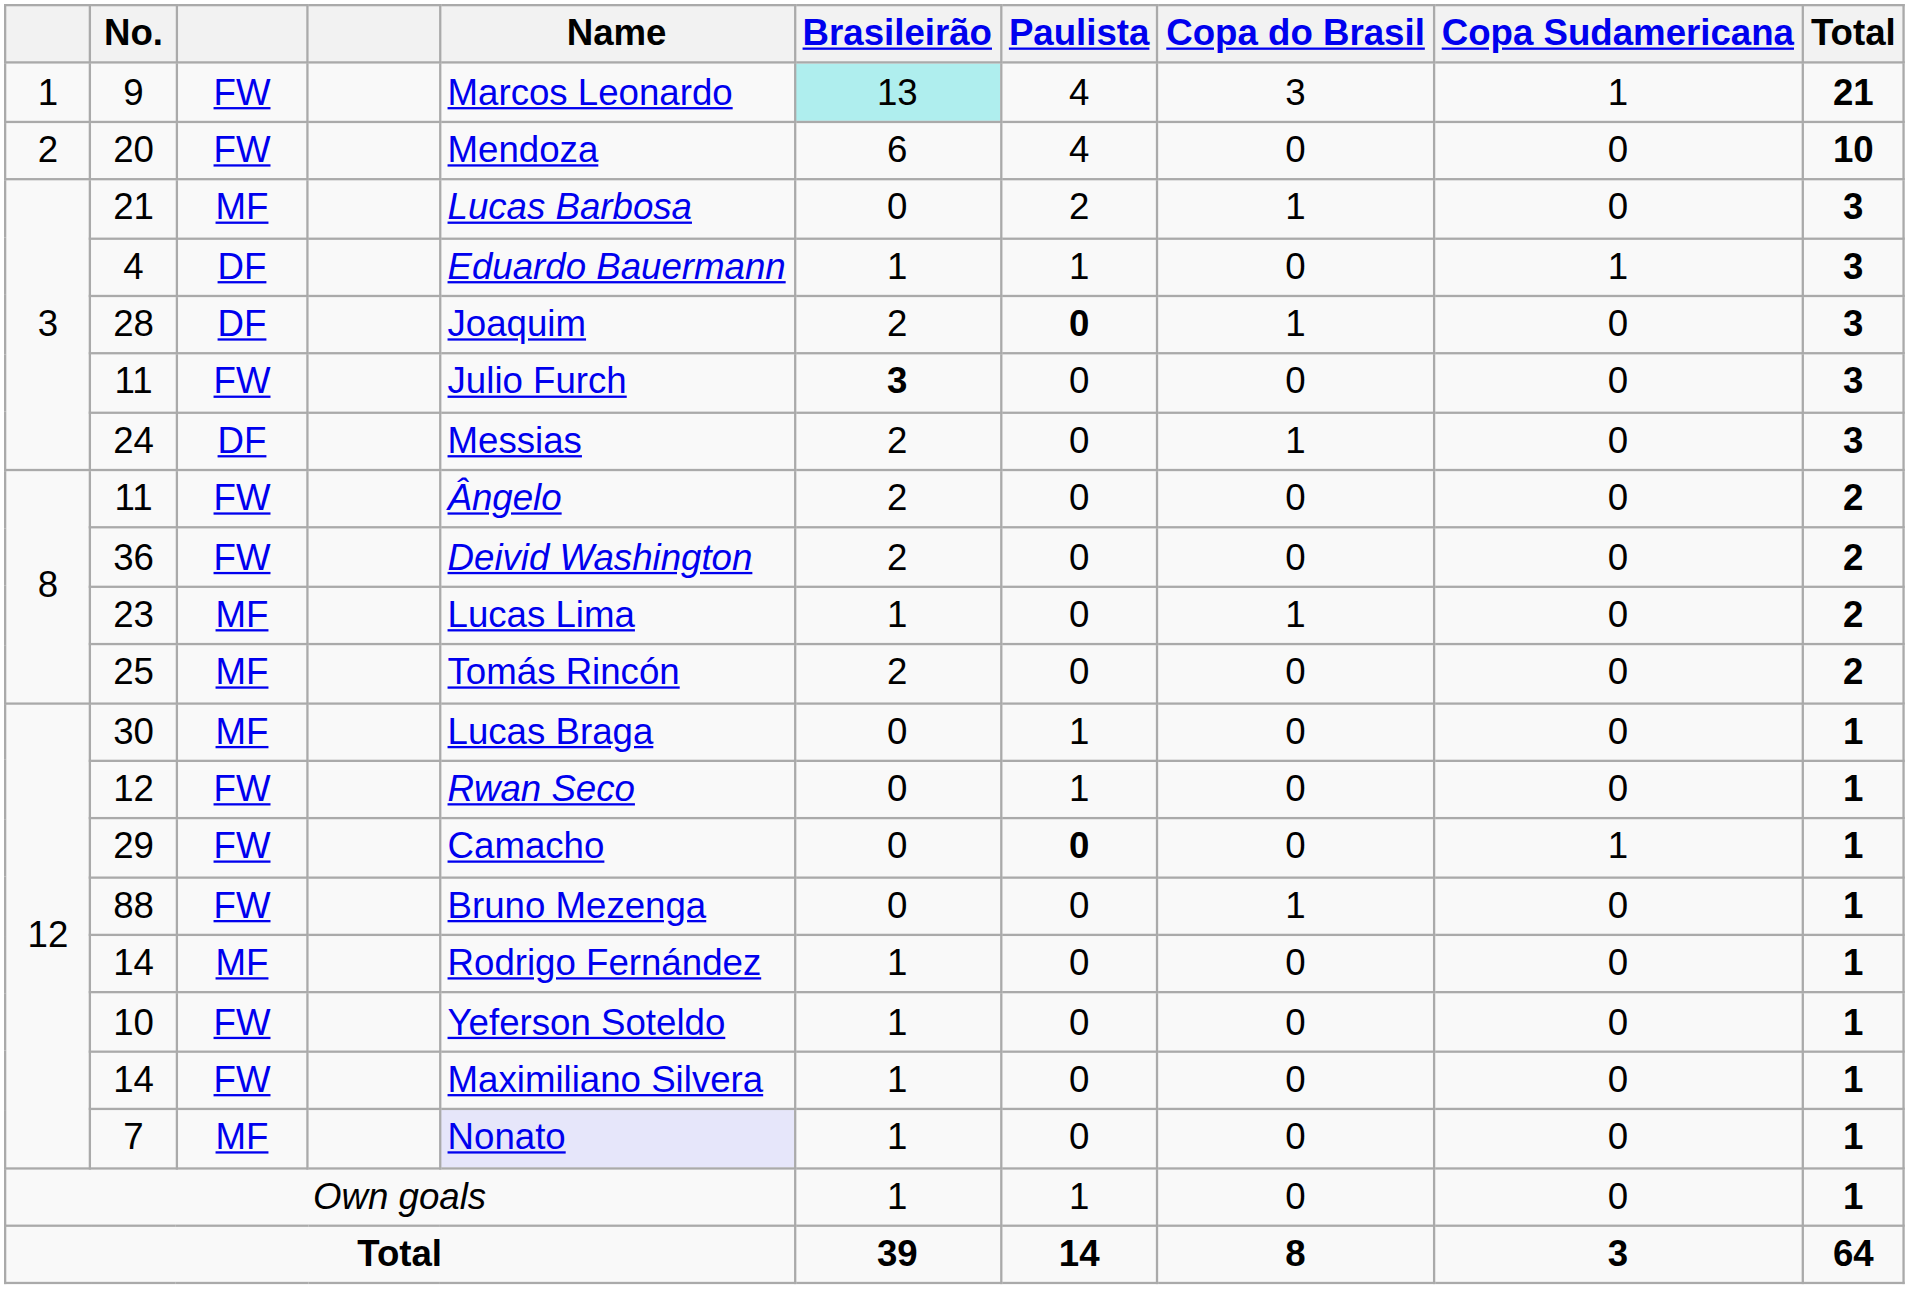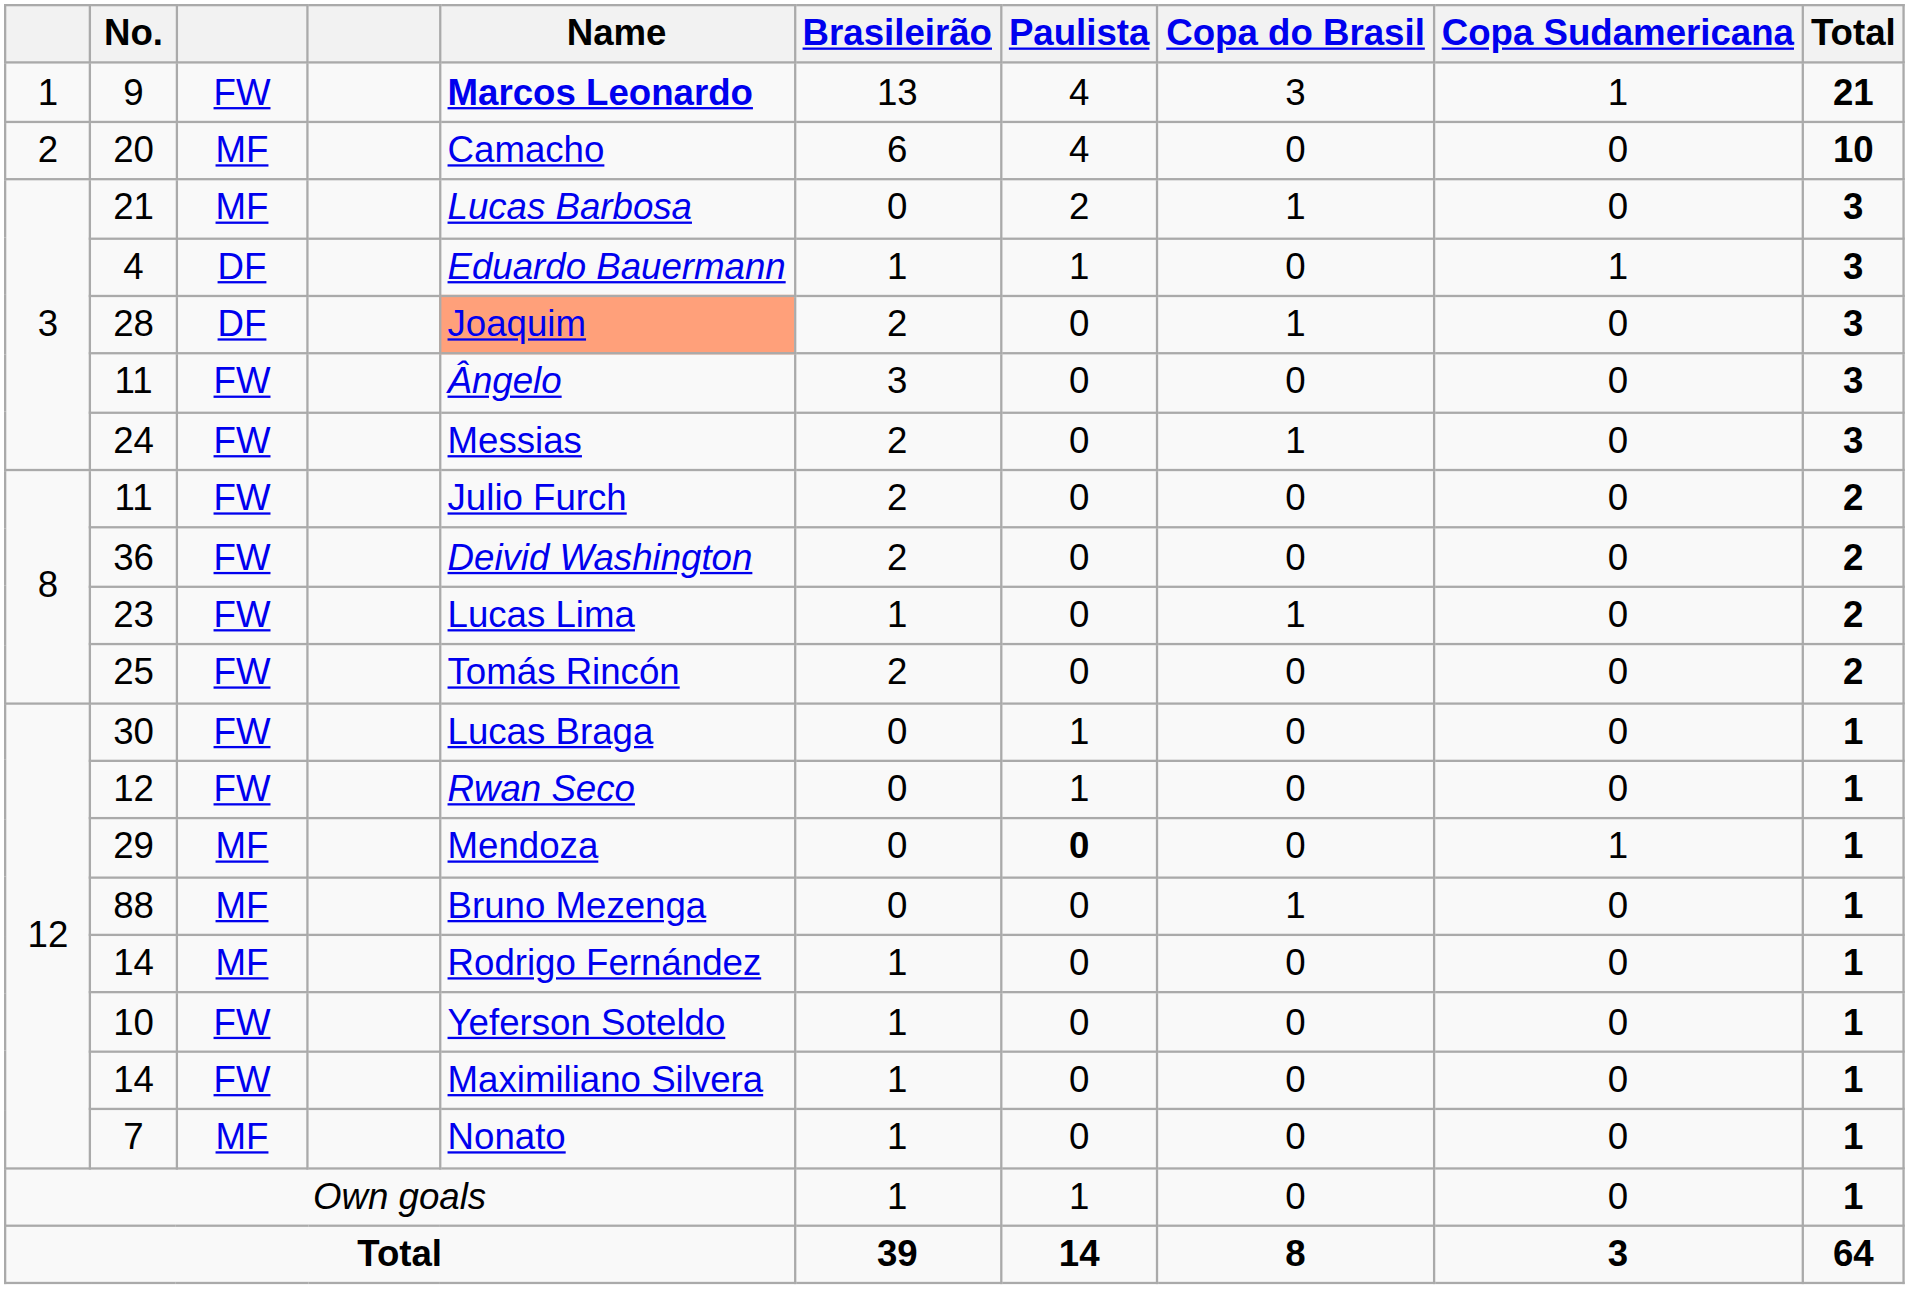(590, 91) normal -> (600, 91) bold
(897, 91) paleturquoise background -> (897, 91) no background
(242, 149) FW -> (242, 149) MF
(523, 149) Mendoza -> (526, 149) Camacho
(517, 324) no background -> (517, 324) lightsalmon background
(1079, 324) bold -> (1079, 324) normal
(537, 382) Julio Furch -> (505, 382) Ângelo
(897, 382) bold -> (897, 382) normal
(242, 440) DF -> (242, 440) FW
(505, 498) Ângelo -> (537, 498) Julio Furch
(242, 614) MF -> (242, 614) FW
(242, 672) MF -> (242, 672) FW
(242, 730) MF -> (242, 730) FW
(242, 847) FW -> (242, 847) MF
(526, 847) Camacho -> (523, 847) Mendoza
(242, 905) FW -> (242, 905) MF
(507, 1137) lavender background -> (507, 1137) no background
